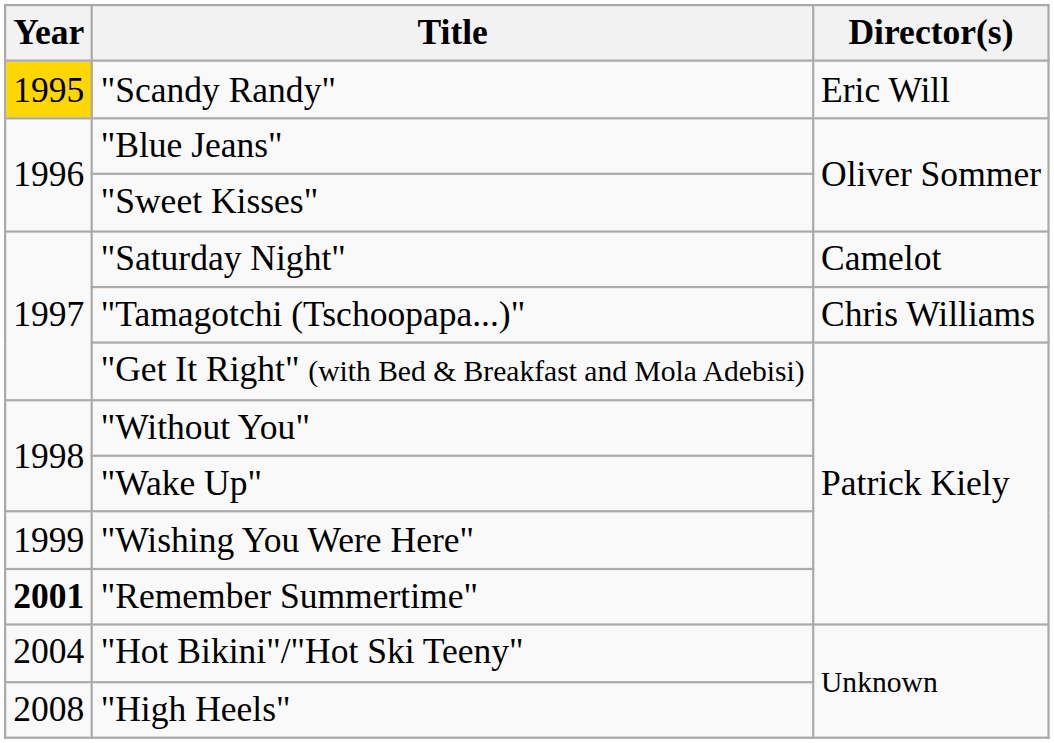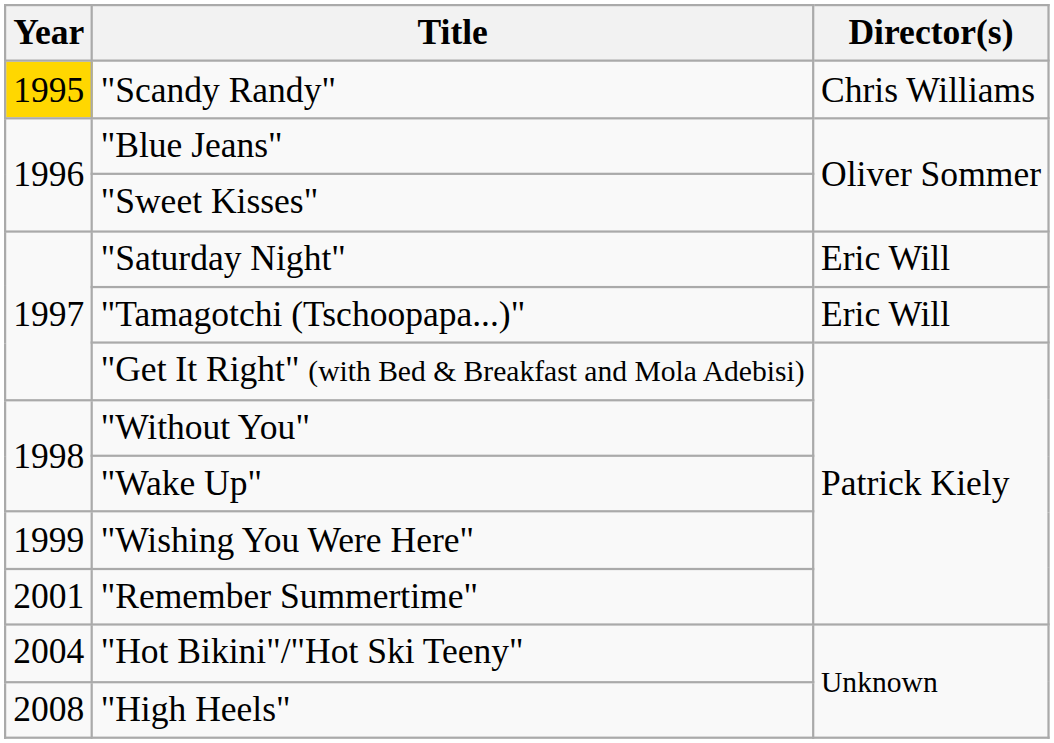(886, 88) Eric Will -> (928, 88) Chris Williams
(881, 257) Camelot -> (886, 257) Eric Will
(928, 314) Chris Williams -> (886, 314) Eric Will
(49, 595) bold -> (49, 595) normal
